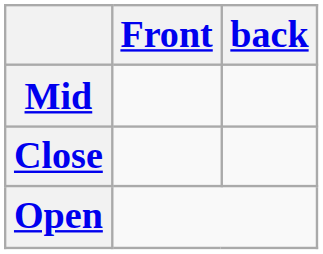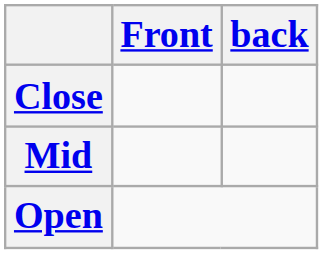rows swapped: (58, 155) <-> (58, 95)
